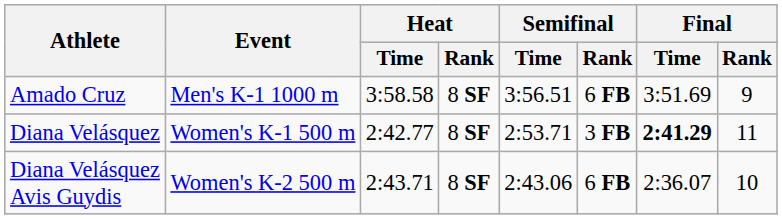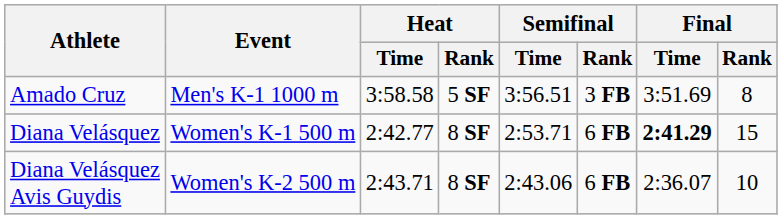(469, 95) 8 SF -> (469, 95) 5 SF
(607, 95) 6 FB -> (607, 95) 3 FB
(747, 95) 9 -> (747, 95) 8
(607, 132) 3 FB -> (607, 132) 6 FB
(747, 132) 11 -> (747, 132) 15
